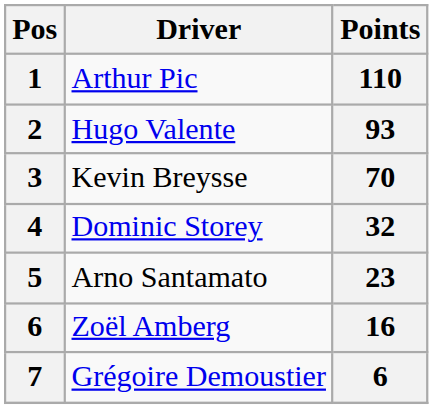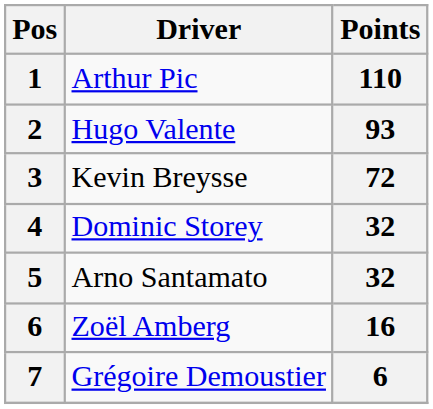(380, 177) 70 -> (380, 177) 72
(380, 276) 23 -> (380, 276) 32
